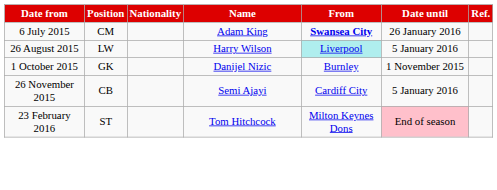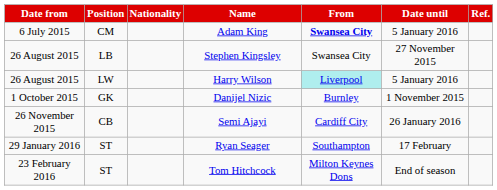(425, 31) 26 January 2016 -> (425, 31) 5 January 2016
+ row: (242, 55)
(425, 91) 5 January 2016 -> (425, 121) 26 January 2016
+ row: (242, 146)
(425, 121) pink background -> (425, 170) no background
